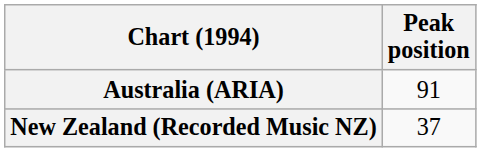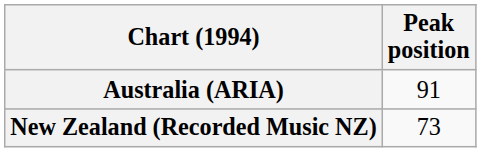(429, 127) 37 -> (429, 127) 73
